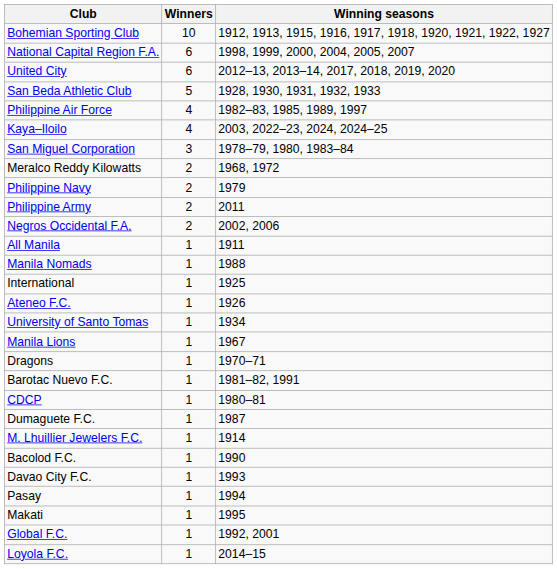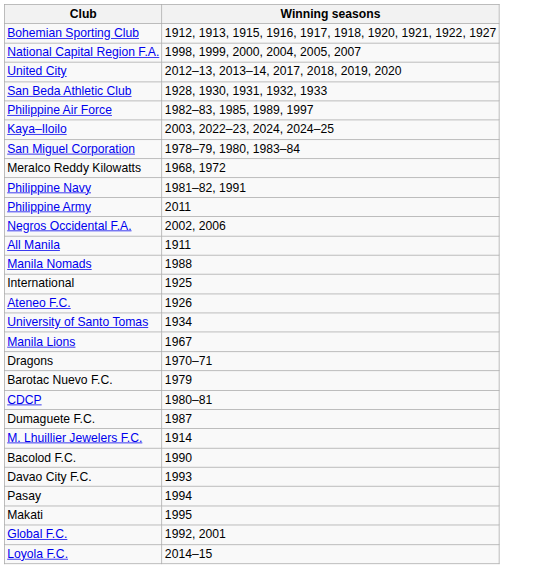- column: (189, 14)
(232, 187) 1979 -> (205, 187) 1981–82, 1991
(259, 380) 1981–82, 1991 -> (178, 380) 1979
